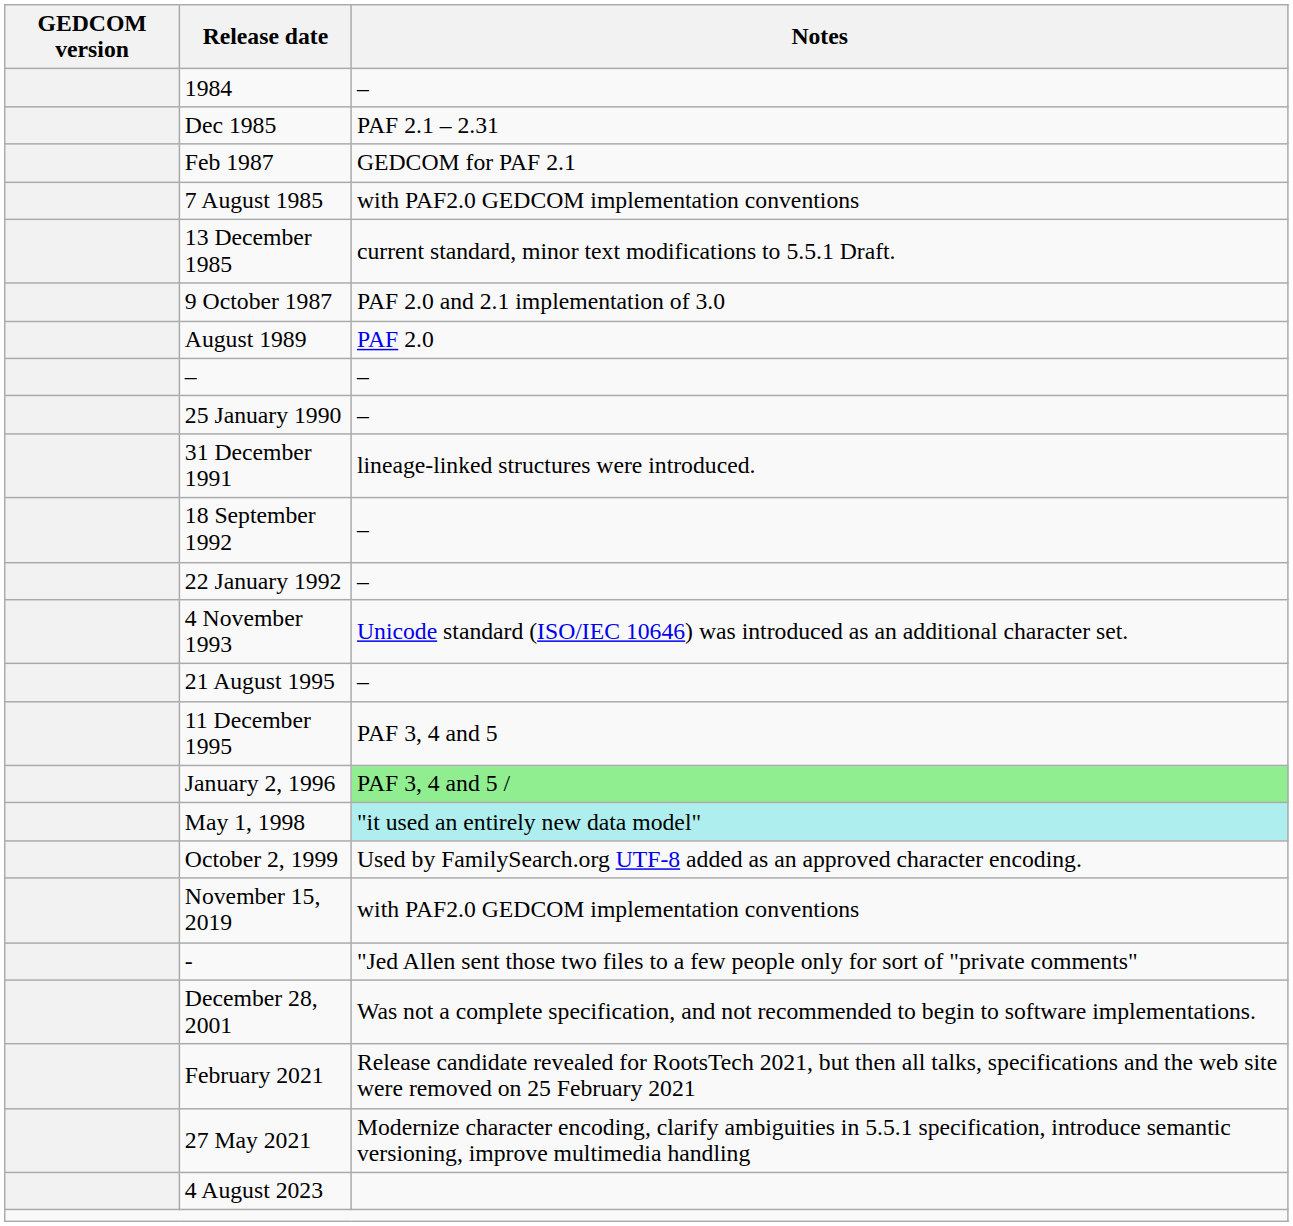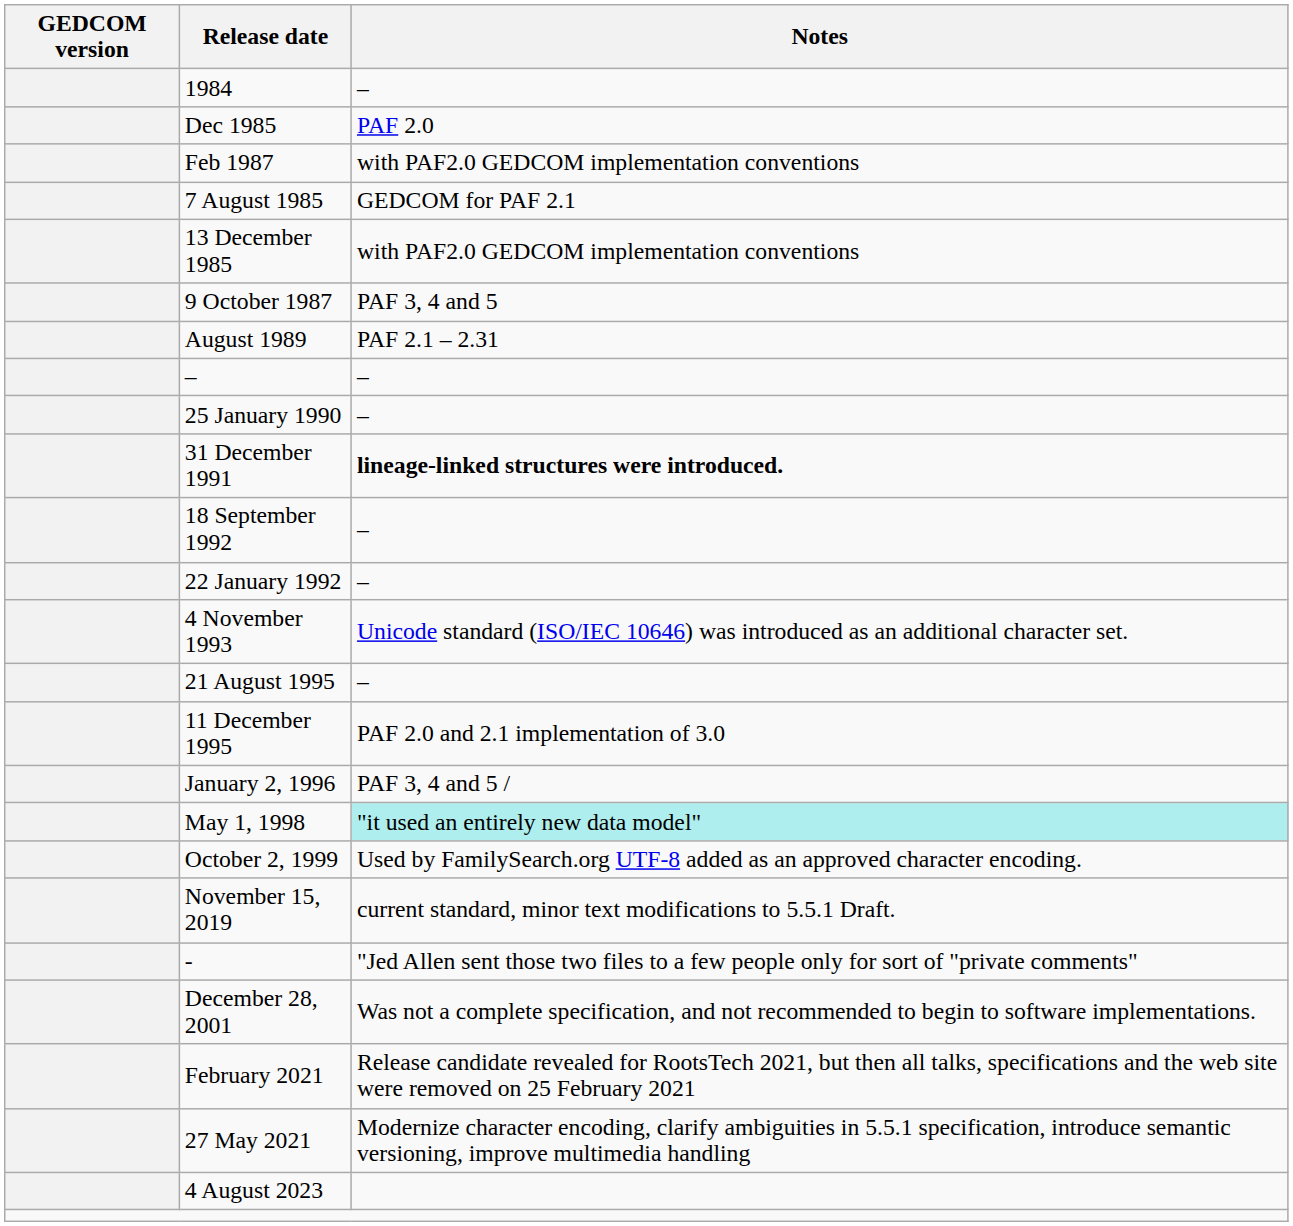(428, 125) PAF 2.1 – 2.31 -> (395, 125) PAF 2.0
(466, 162) GEDCOM for PAF 2.1 -> (608, 162) with PAF2.0 GEDCOM implementation conventions
(608, 200) with PAF2.0 GEDCOM implementation conventions -> (466, 200) GEDCOM for PAF 2.1
(626, 251) current standard, minor text modifications to 5.5.1 Draft. -> (608, 251) with PAF2.0 GEDCOM implementation conventions
(541, 301) PAF 2.0 and 2.1 implementation of 3.0 -> (427, 301) PAF 3, 4 and 5
(395, 339) PAF 2.0 -> (428, 339) PAF 2.1 – 2.31
(556, 465) normal -> (570, 465) bold
(427, 733) PAF 3, 4 and 5 -> (541, 733) PAF 2.0 and 2.1 implementation of 3.0
(434, 783) lightgreen background -> (434, 783) no background
(608, 909) with PAF2.0 GEDCOM implementation conventions -> (626, 909) current standard, minor text modifications to 5.5.1 Draft.
